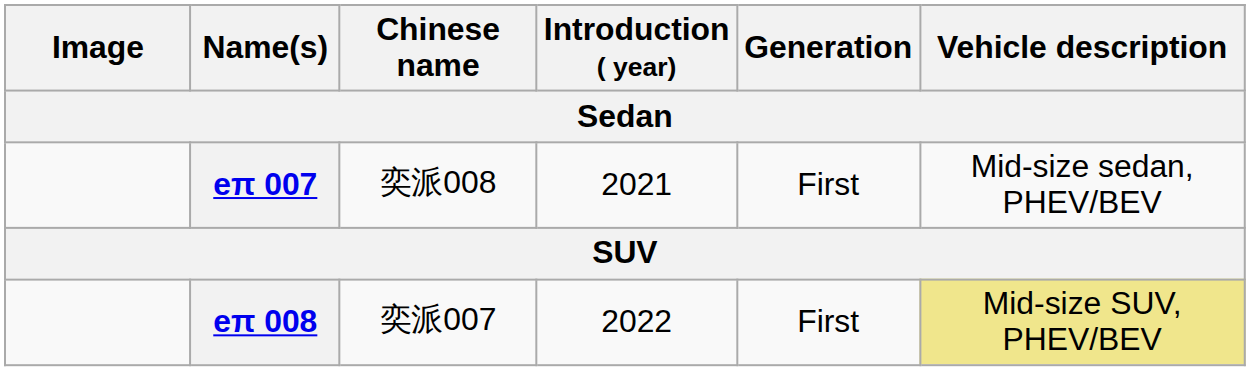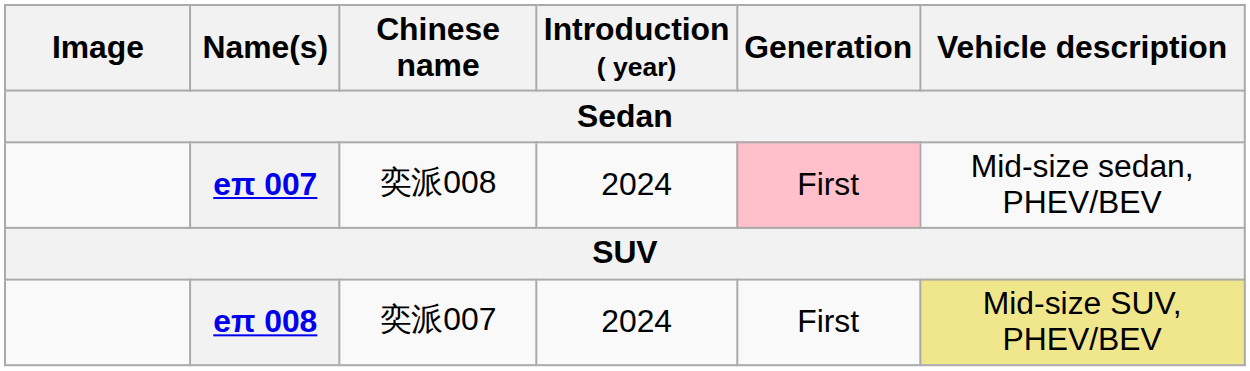(637, 184) 2021 -> (637, 184) 2024
(828, 184) no background -> (828, 184) pink background
(637, 321) 2022 -> (637, 321) 2024
